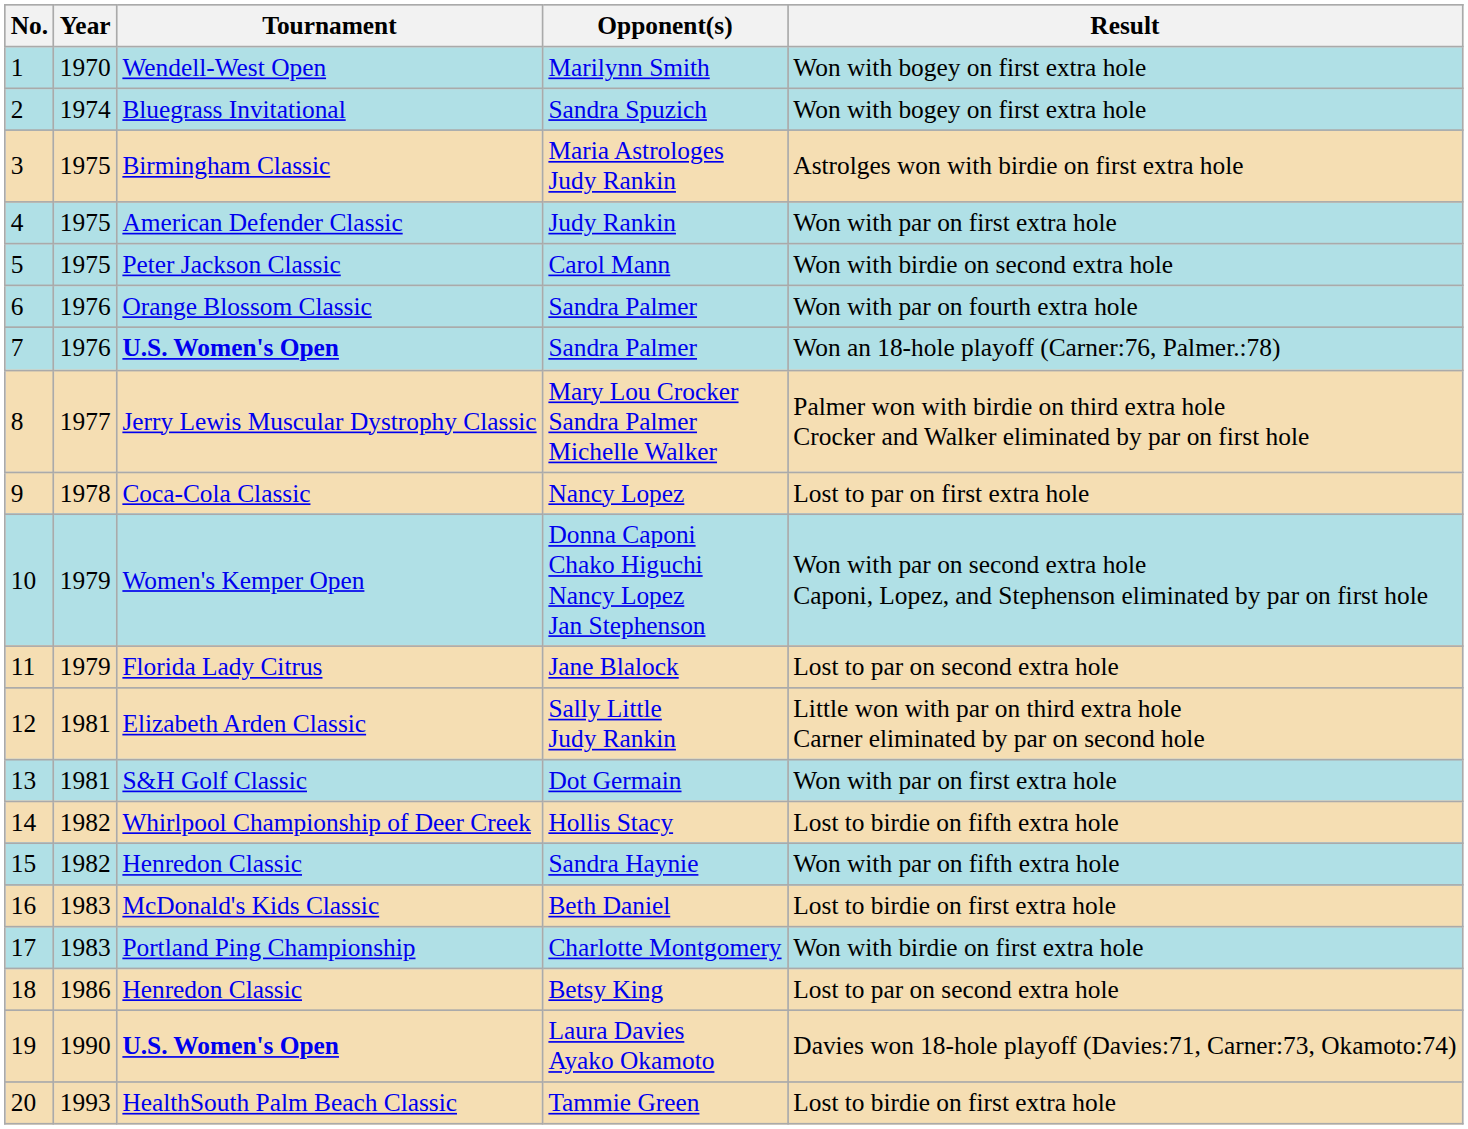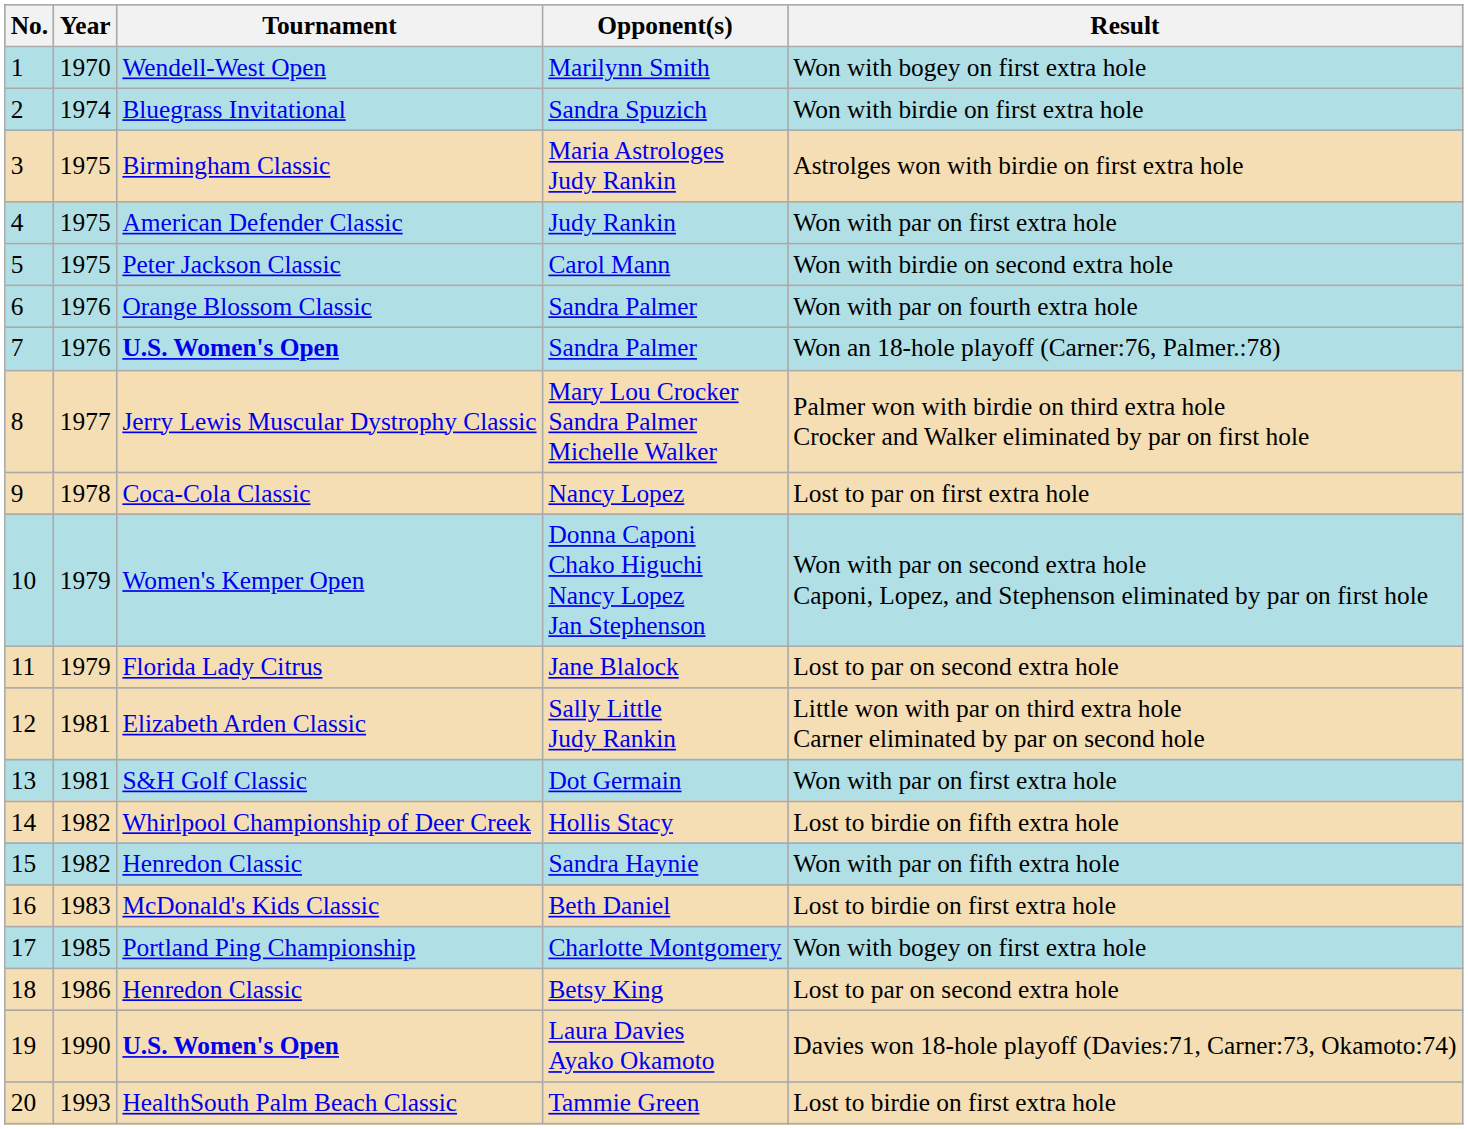(970, 109) Won with bogey on first extra hole -> (968, 109) Won with birdie on first extra hole
(85, 947) 1983 -> (85, 947) 1985
(968, 947) Won with birdie on first extra hole -> (970, 947) Won with bogey on first extra hole
